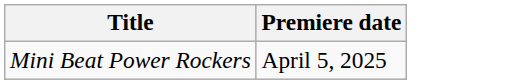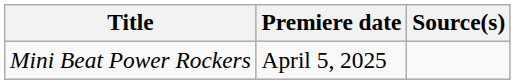+ column: (459, 23)
